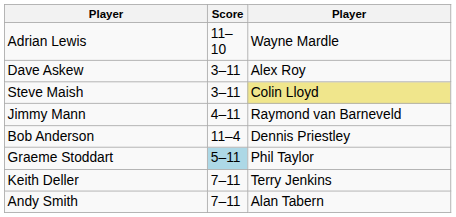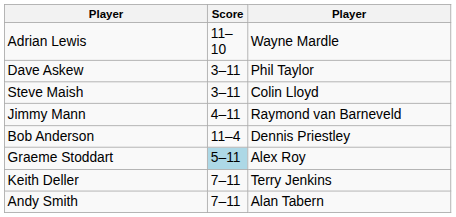(278, 71) Alex Roy -> (282, 71) Phil Taylor
(285, 92) khaki background -> (285, 92) no background
(282, 158) Phil Taylor -> (278, 158) Alex Roy
